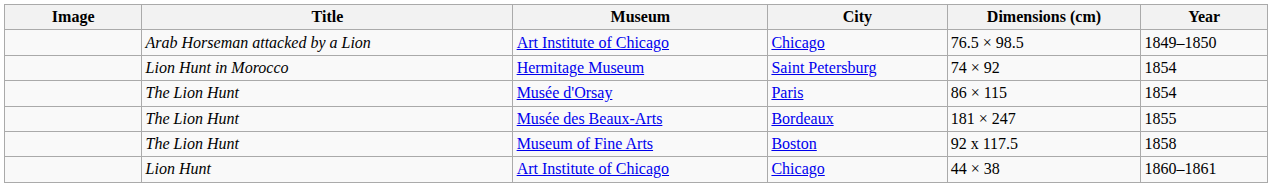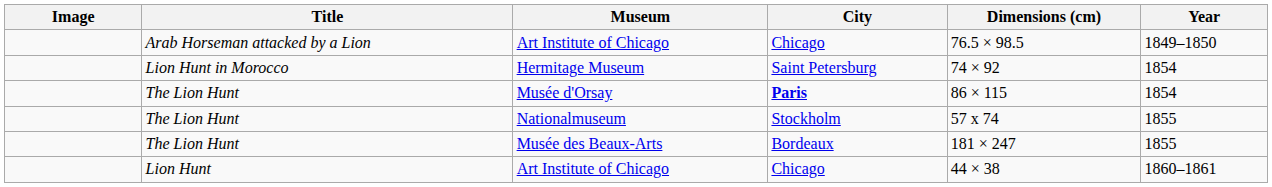(787, 93) normal -> (789, 93) bold
+ row: (192, 118)
- row: (192, 144)
